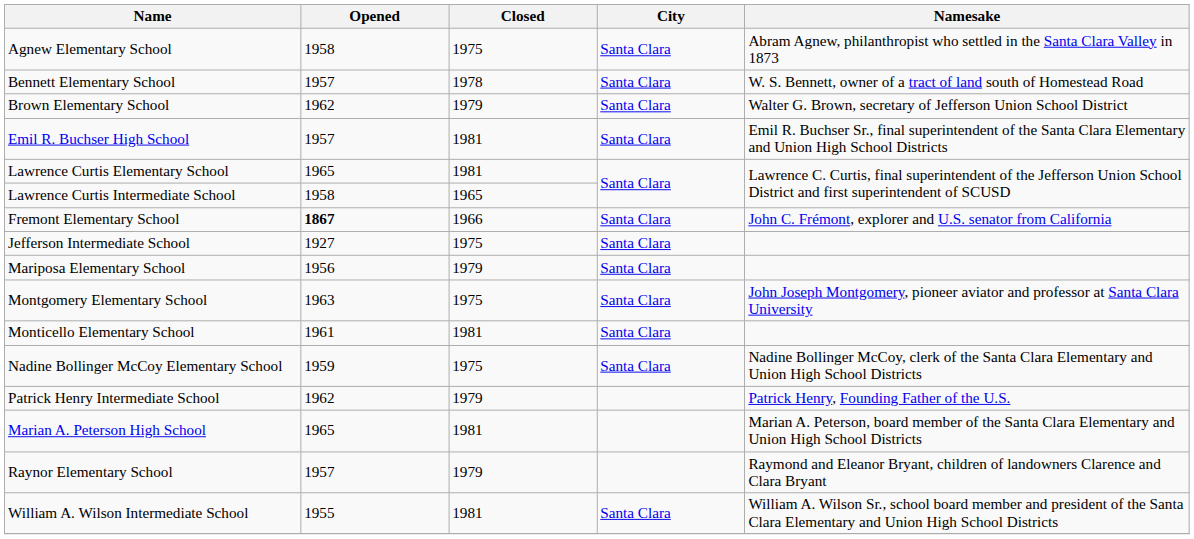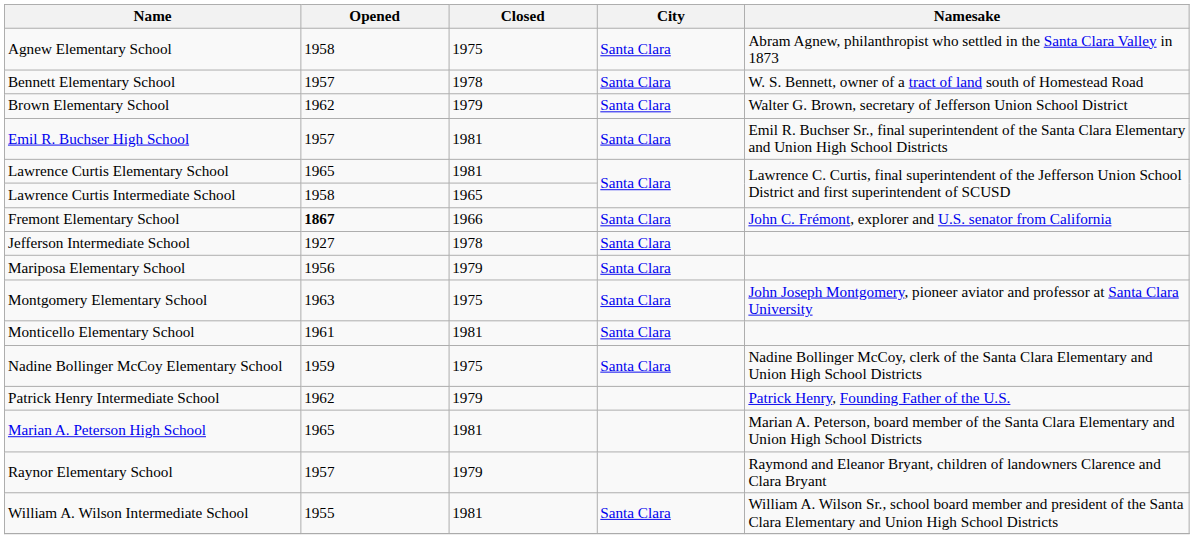(467, 243) 1975 -> (467, 243) 1978
